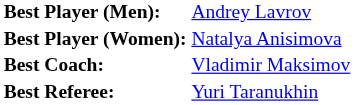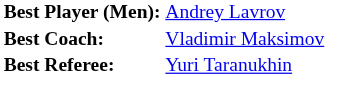- row: (95, 38)
